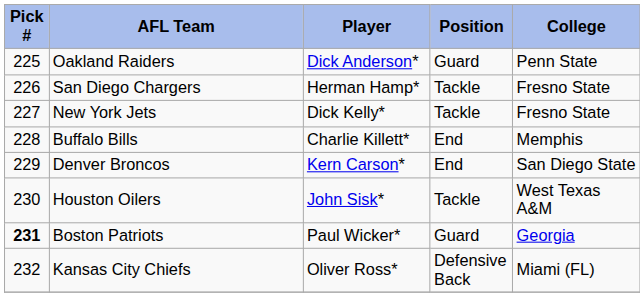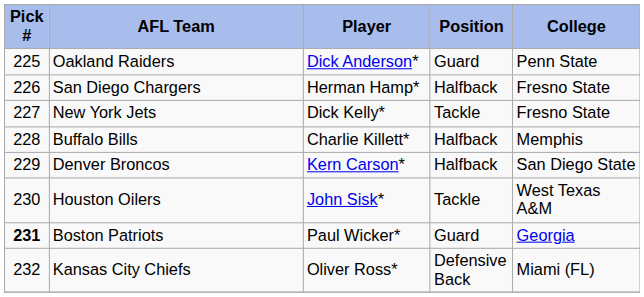(457, 87) Tackle -> (466, 87) Halfback
(449, 139) End -> (466, 139) Halfback
(449, 165) End -> (466, 165) Halfback
